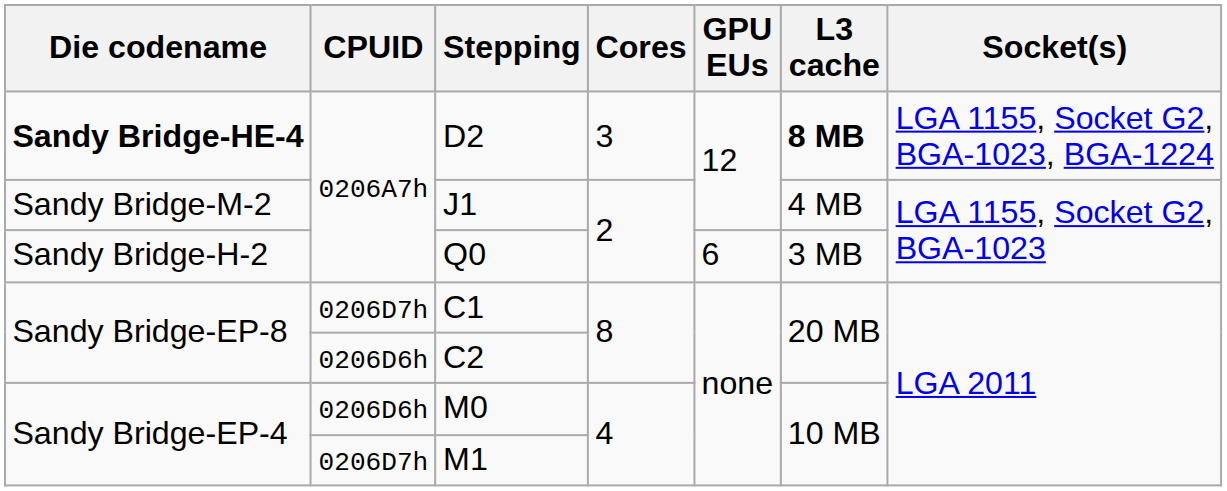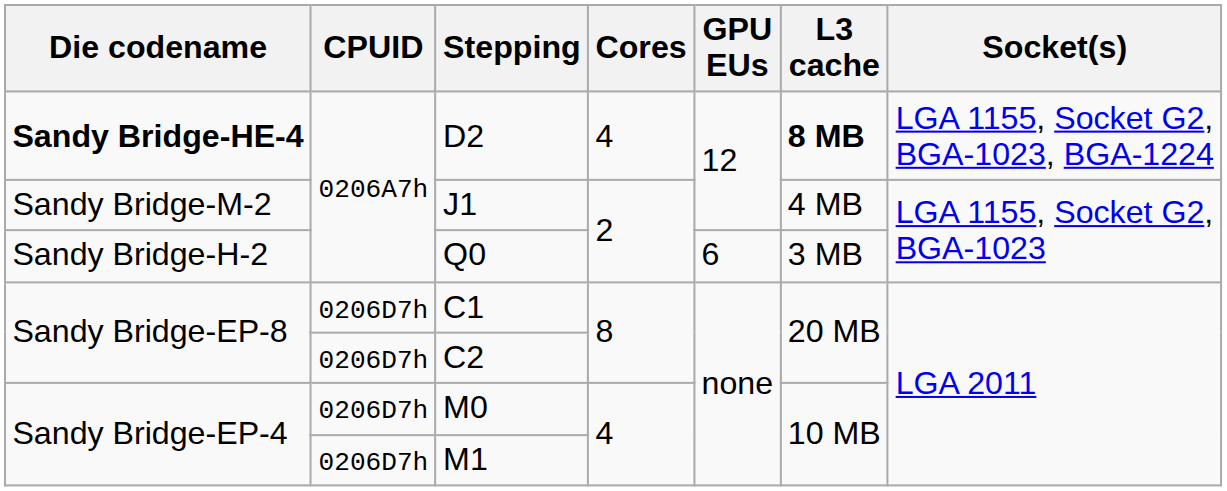(604, 135) 3 -> (604, 135) 4
(373, 361) 0206D6h -> (373, 361) 0206D7h
(373, 412) 0206D6h -> (373, 412) 0206D7h
